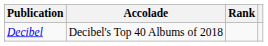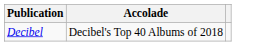- column: (242, 13)
